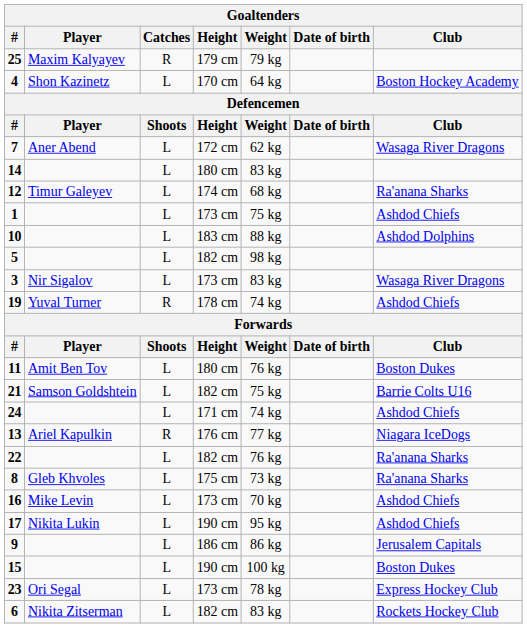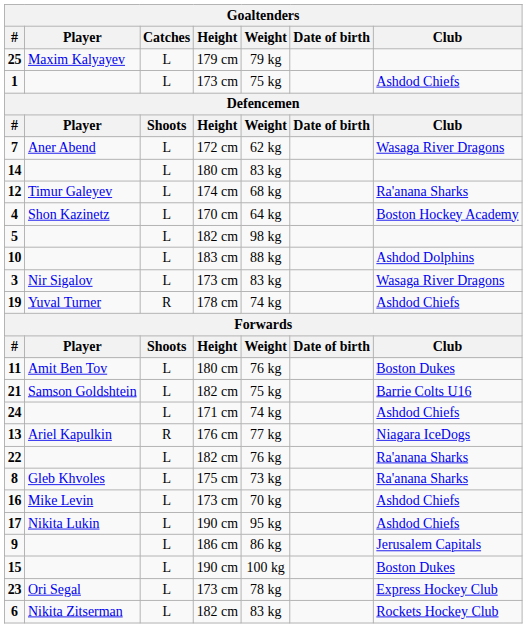(167, 59) R -> (167, 59) L
rows swapped: (15, 214) <-> (15, 81)
rows swapped: (15, 258) <-> (15, 236)
